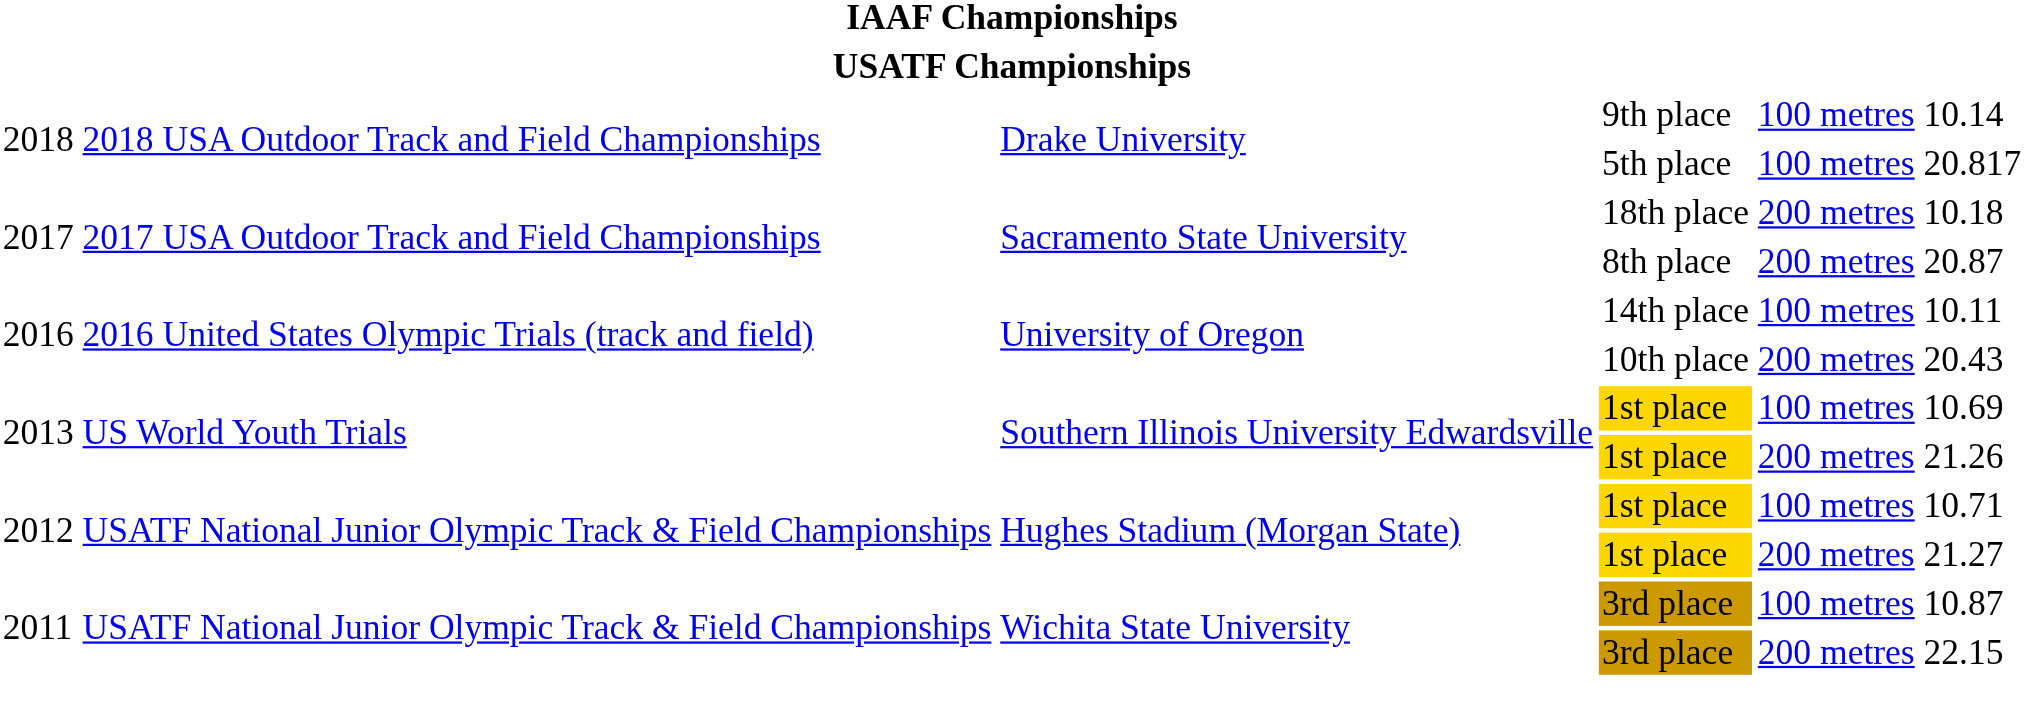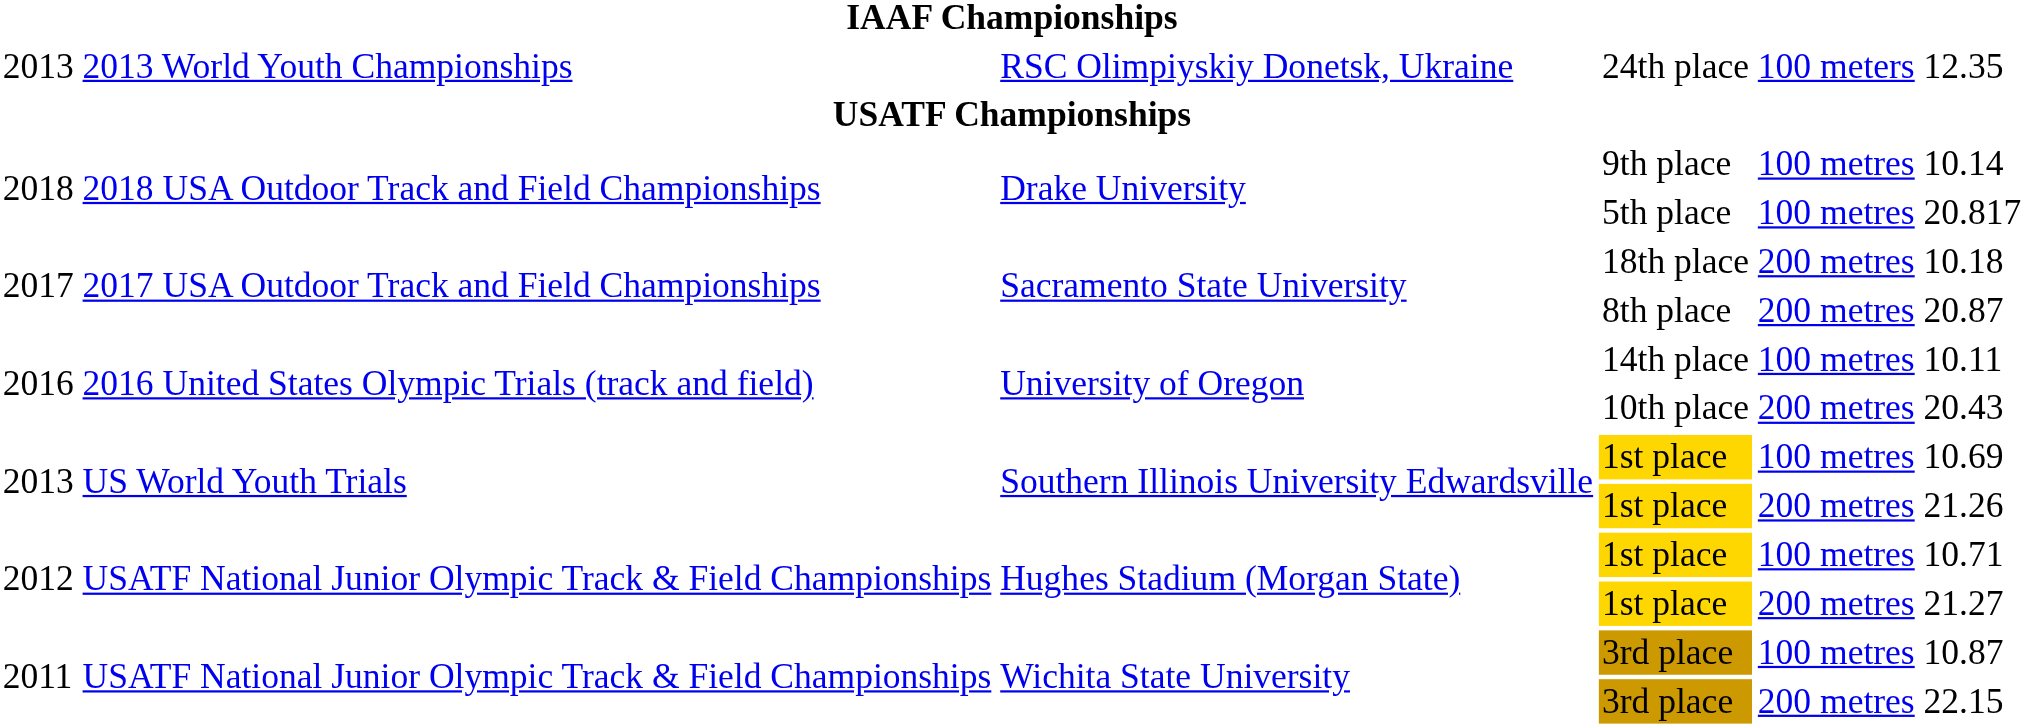+ row: (1257, 65)
